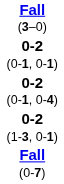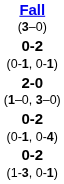+ row: (32, 91)
- row: (32, 163)
